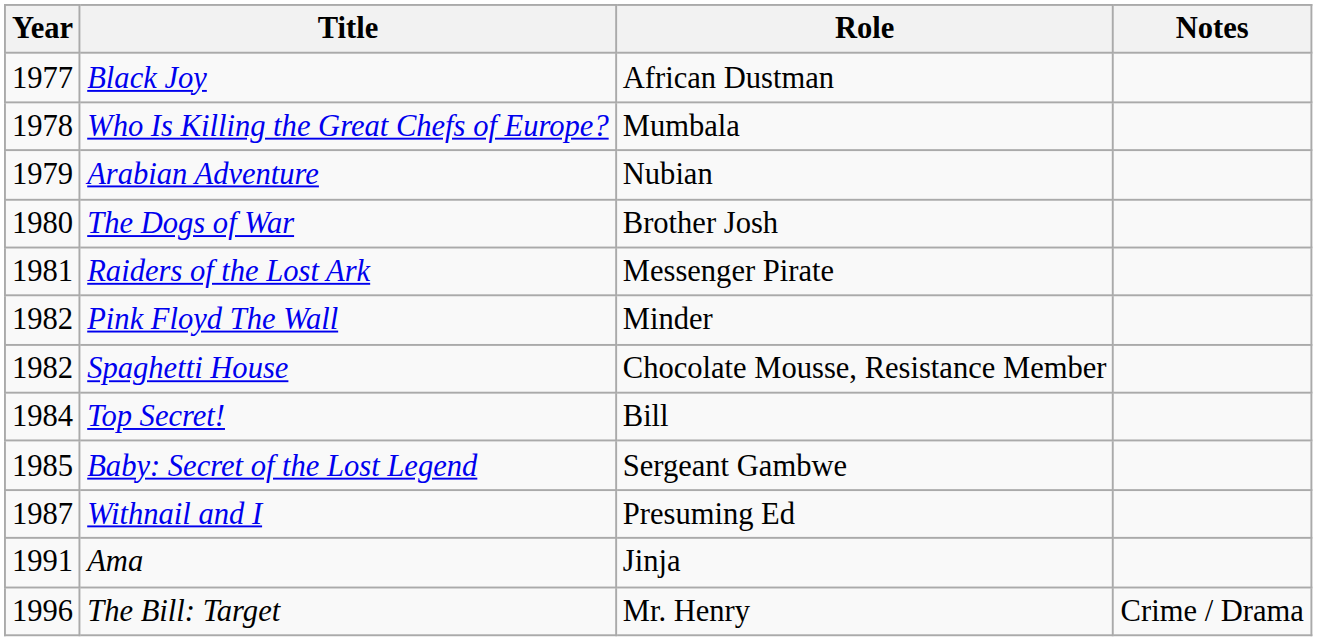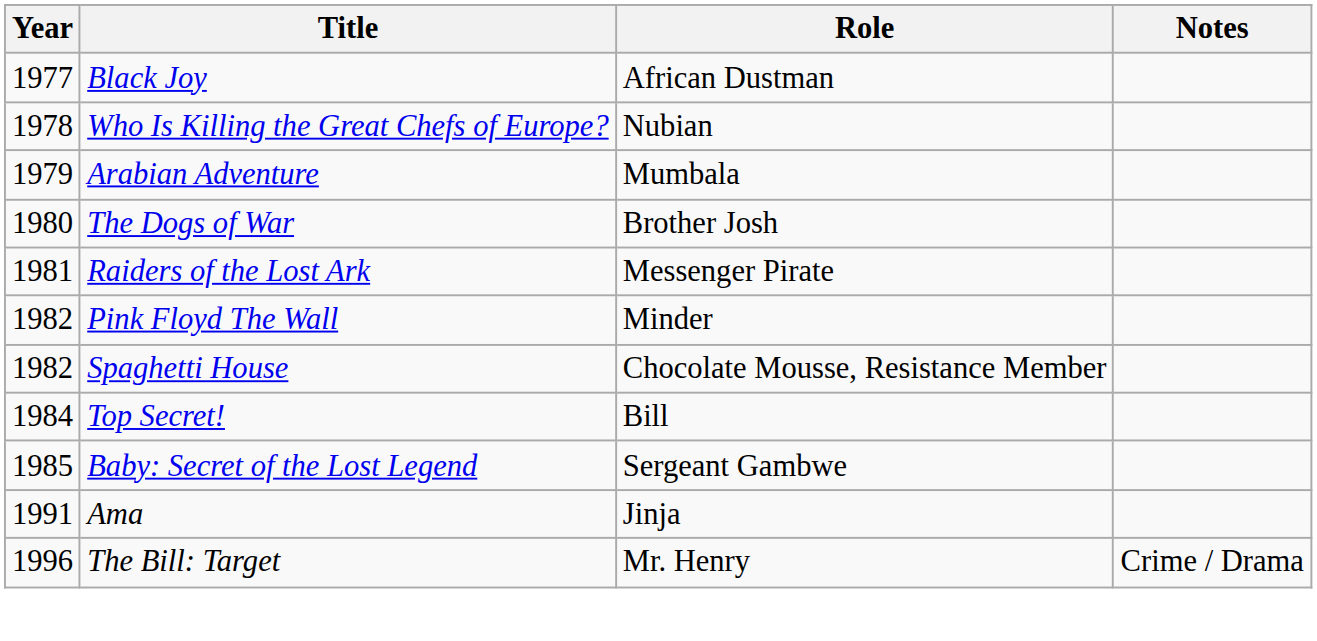(681, 125) Mumbala -> (668, 125) Nubian
(668, 174) Nubian -> (681, 174) Mumbala
- row: (175, 513)
